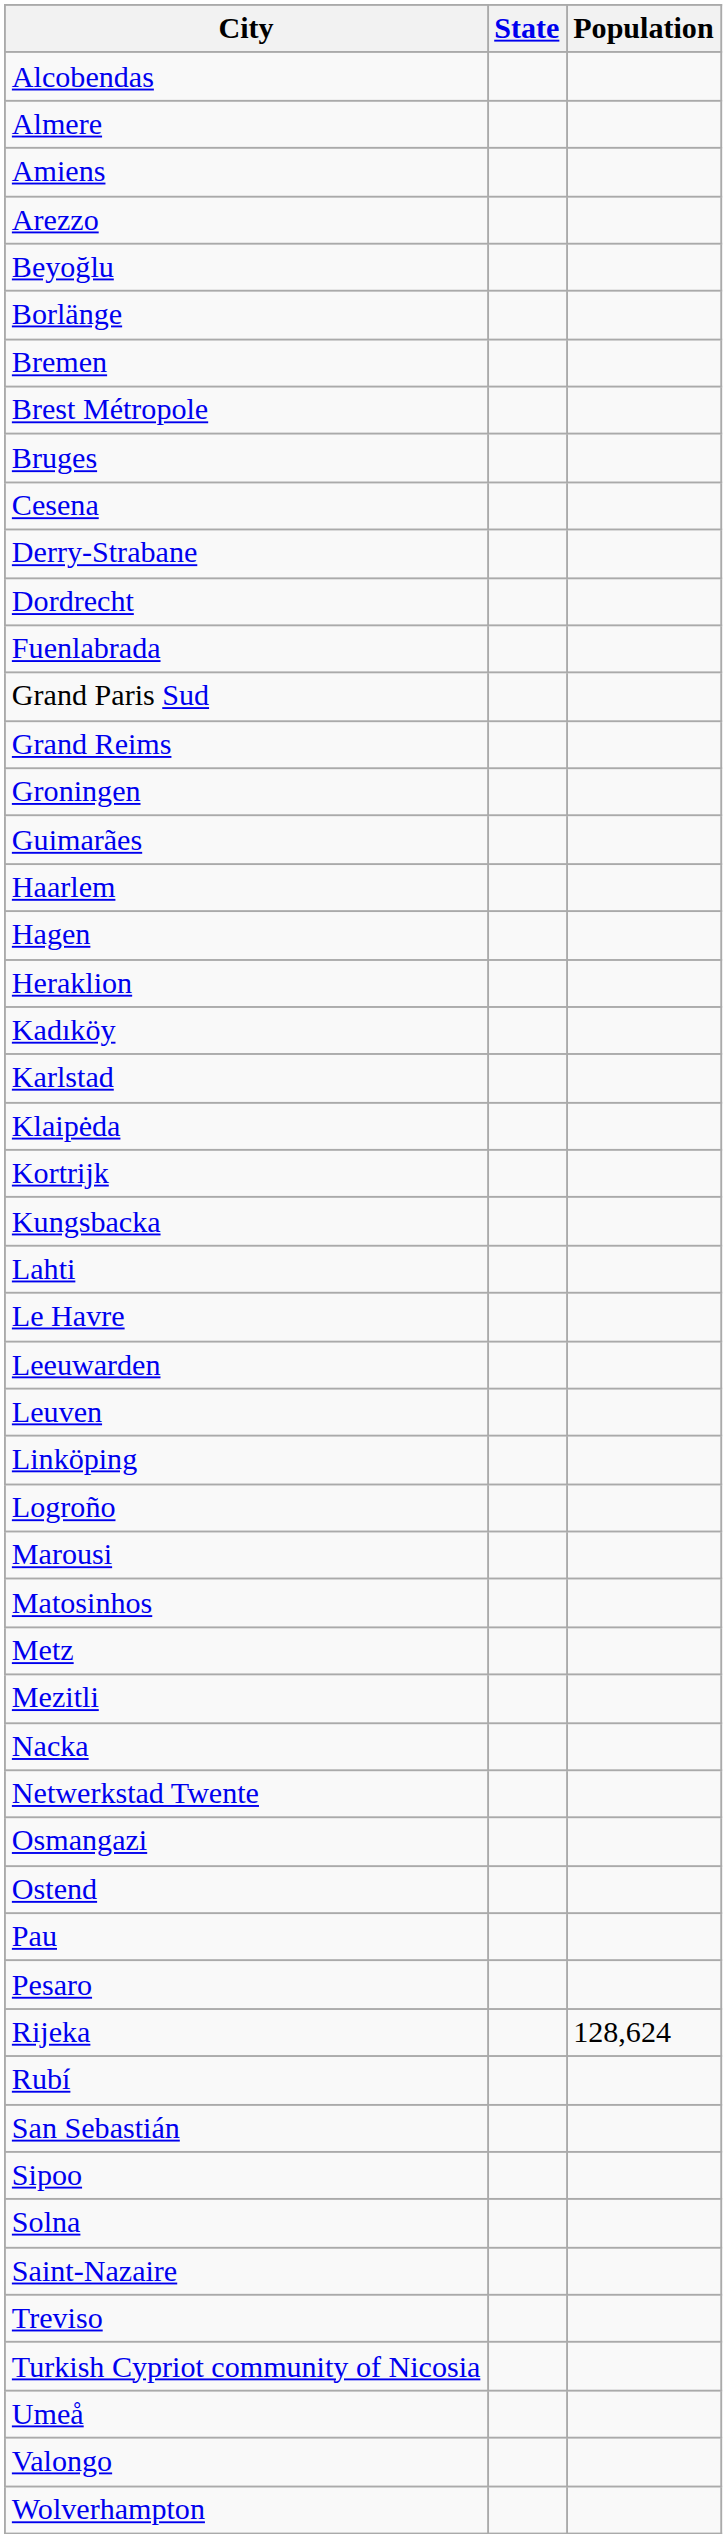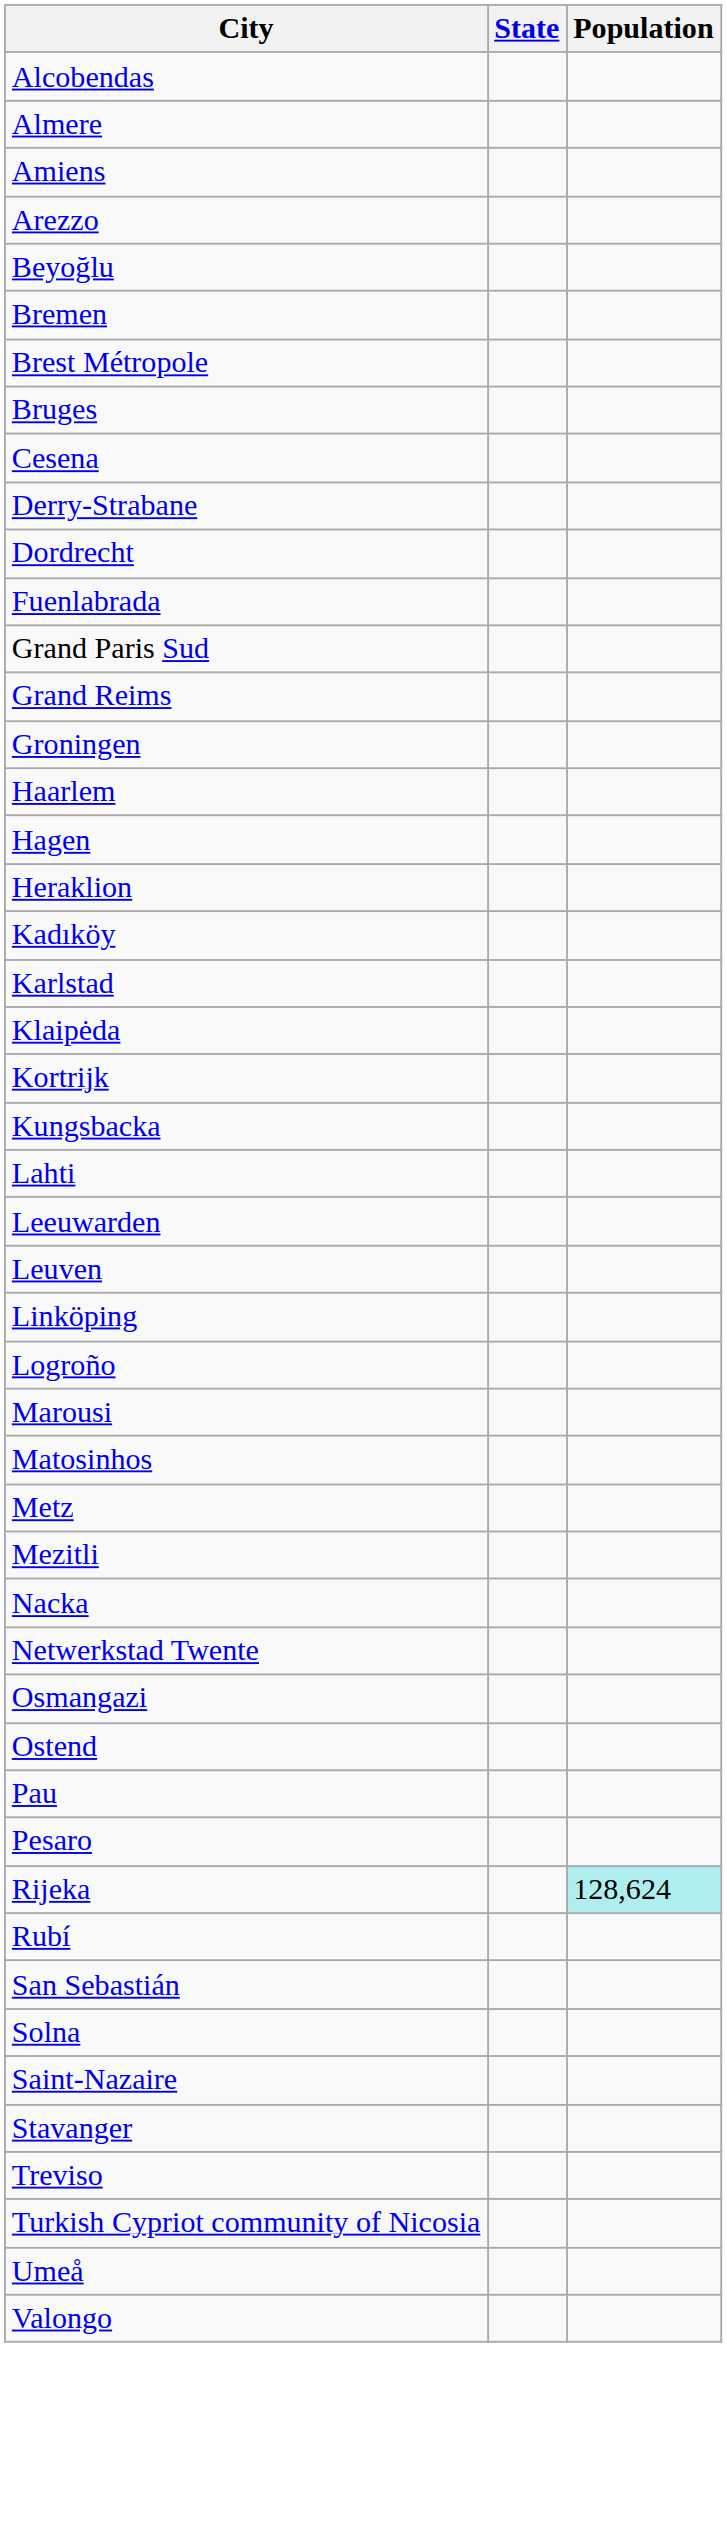- row: (67, 314)
- row: (77, 839)
- row: (68, 1316)
(622, 2031) no background -> (622, 1888) paleturquoise background
- row: (47, 2175)
+ row: (72, 2127)
- row: (108, 2509)
